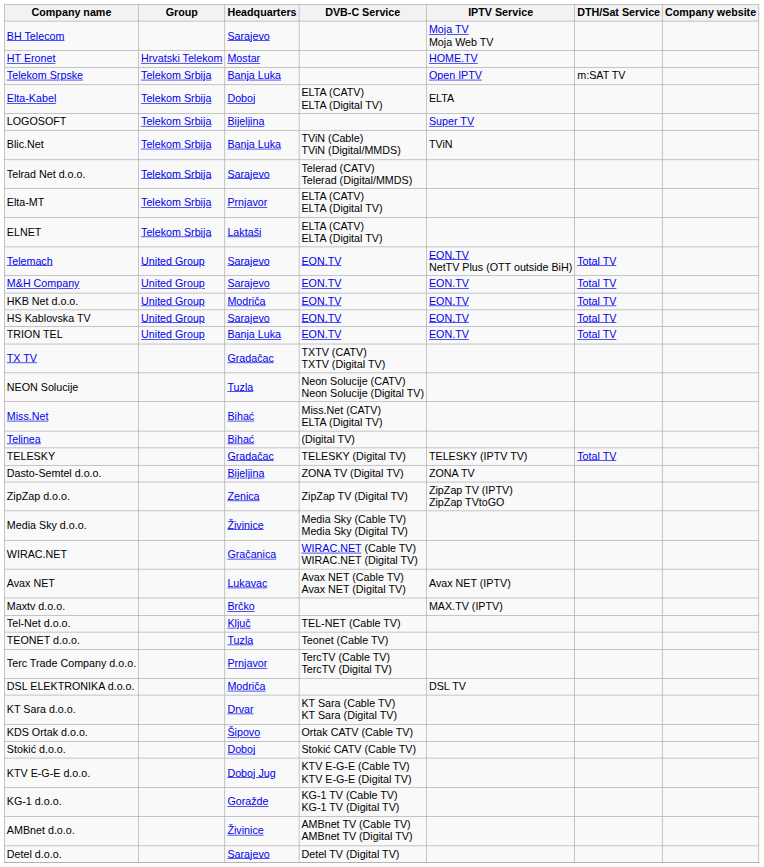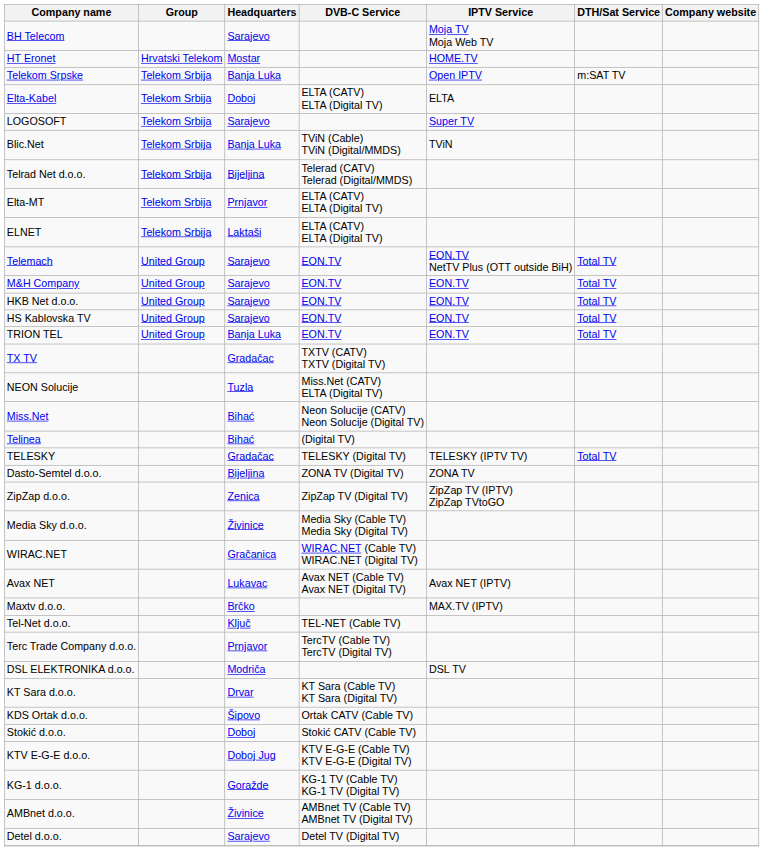(246, 122) Bijeljina -> (249, 122) Sarajevo
(249, 174) Sarajevo -> (246, 174) Bijeljina
(246, 301) Modriča -> (249, 301) Sarajevo
(363, 387) Neon Solucije (CATV) Neon Solucije (Digital TV) -> (342, 387) Miss.Net (CATV) ELTA (Digital TV)
(342, 416) Miss.Net (CATV) ELTA (Digital TV) -> (363, 416) Neon Solucije (CATV) Neon Solucije (Digital TV)
- row: (43, 640)
